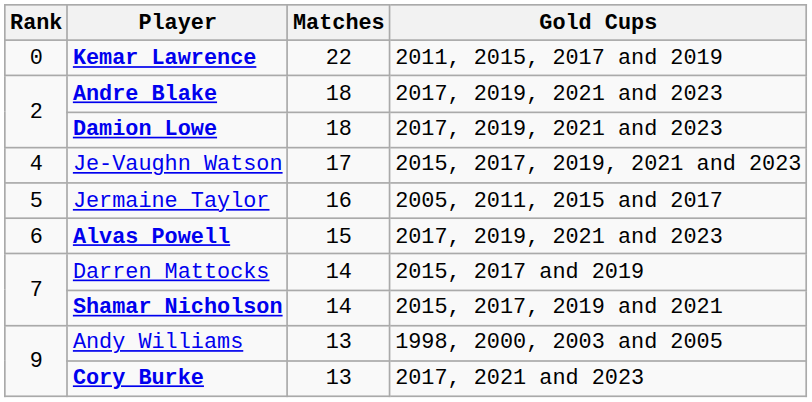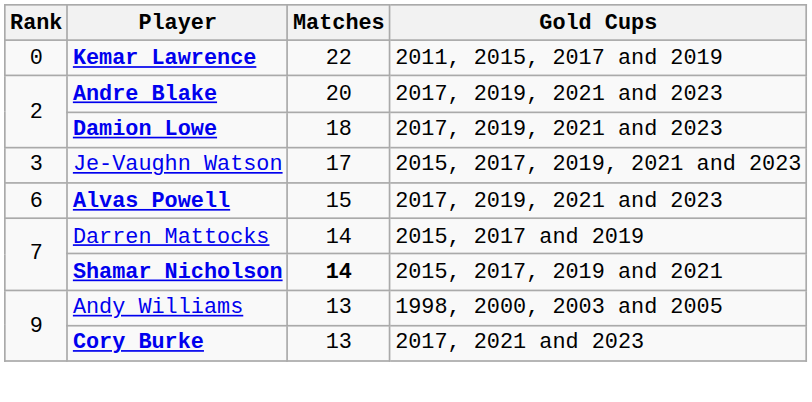(339, 94) 18 -> (339, 94) 20
(36, 165) 4 -> (36, 165) 3
- row: (171, 201)
(339, 307) normal -> (339, 272) bold
